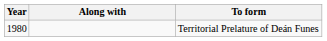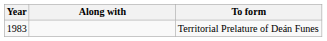(17, 28) 1980 -> (17, 28) 1983
